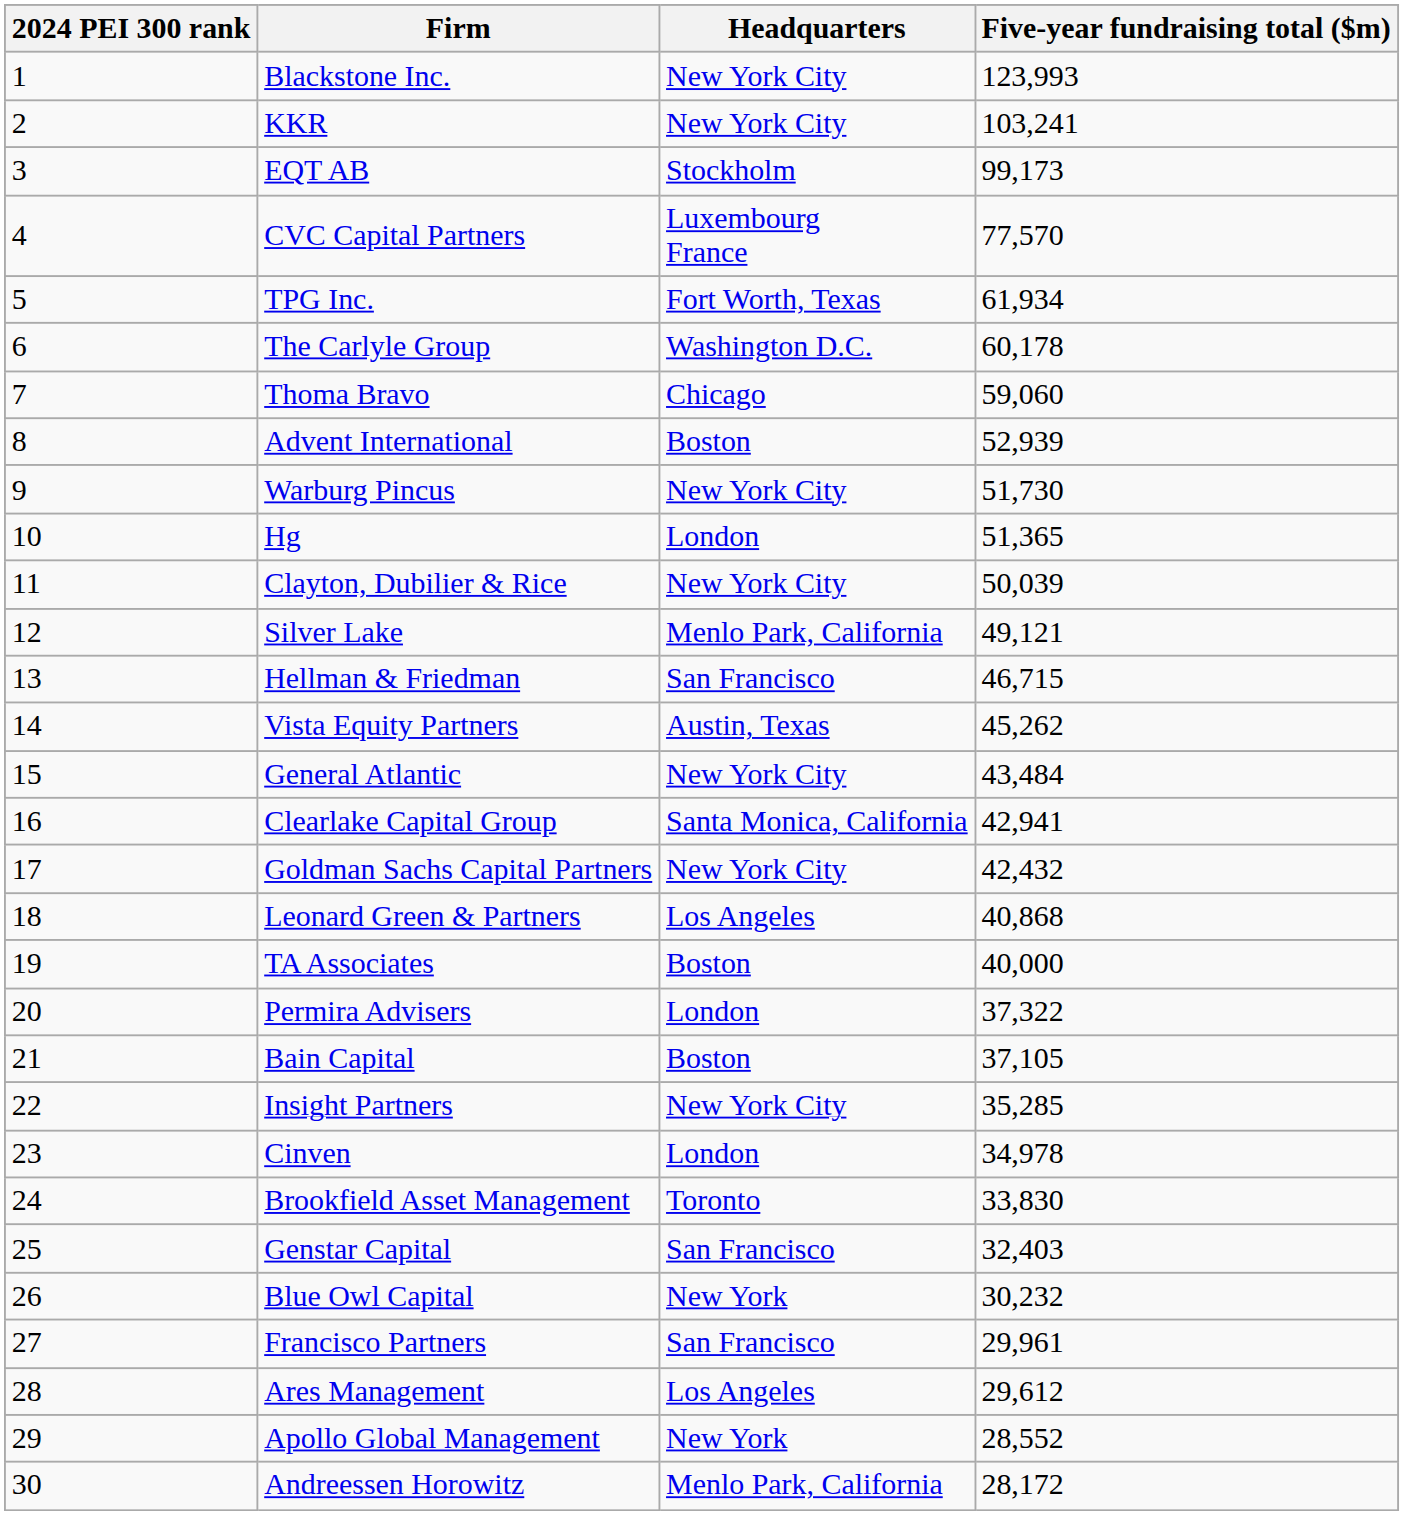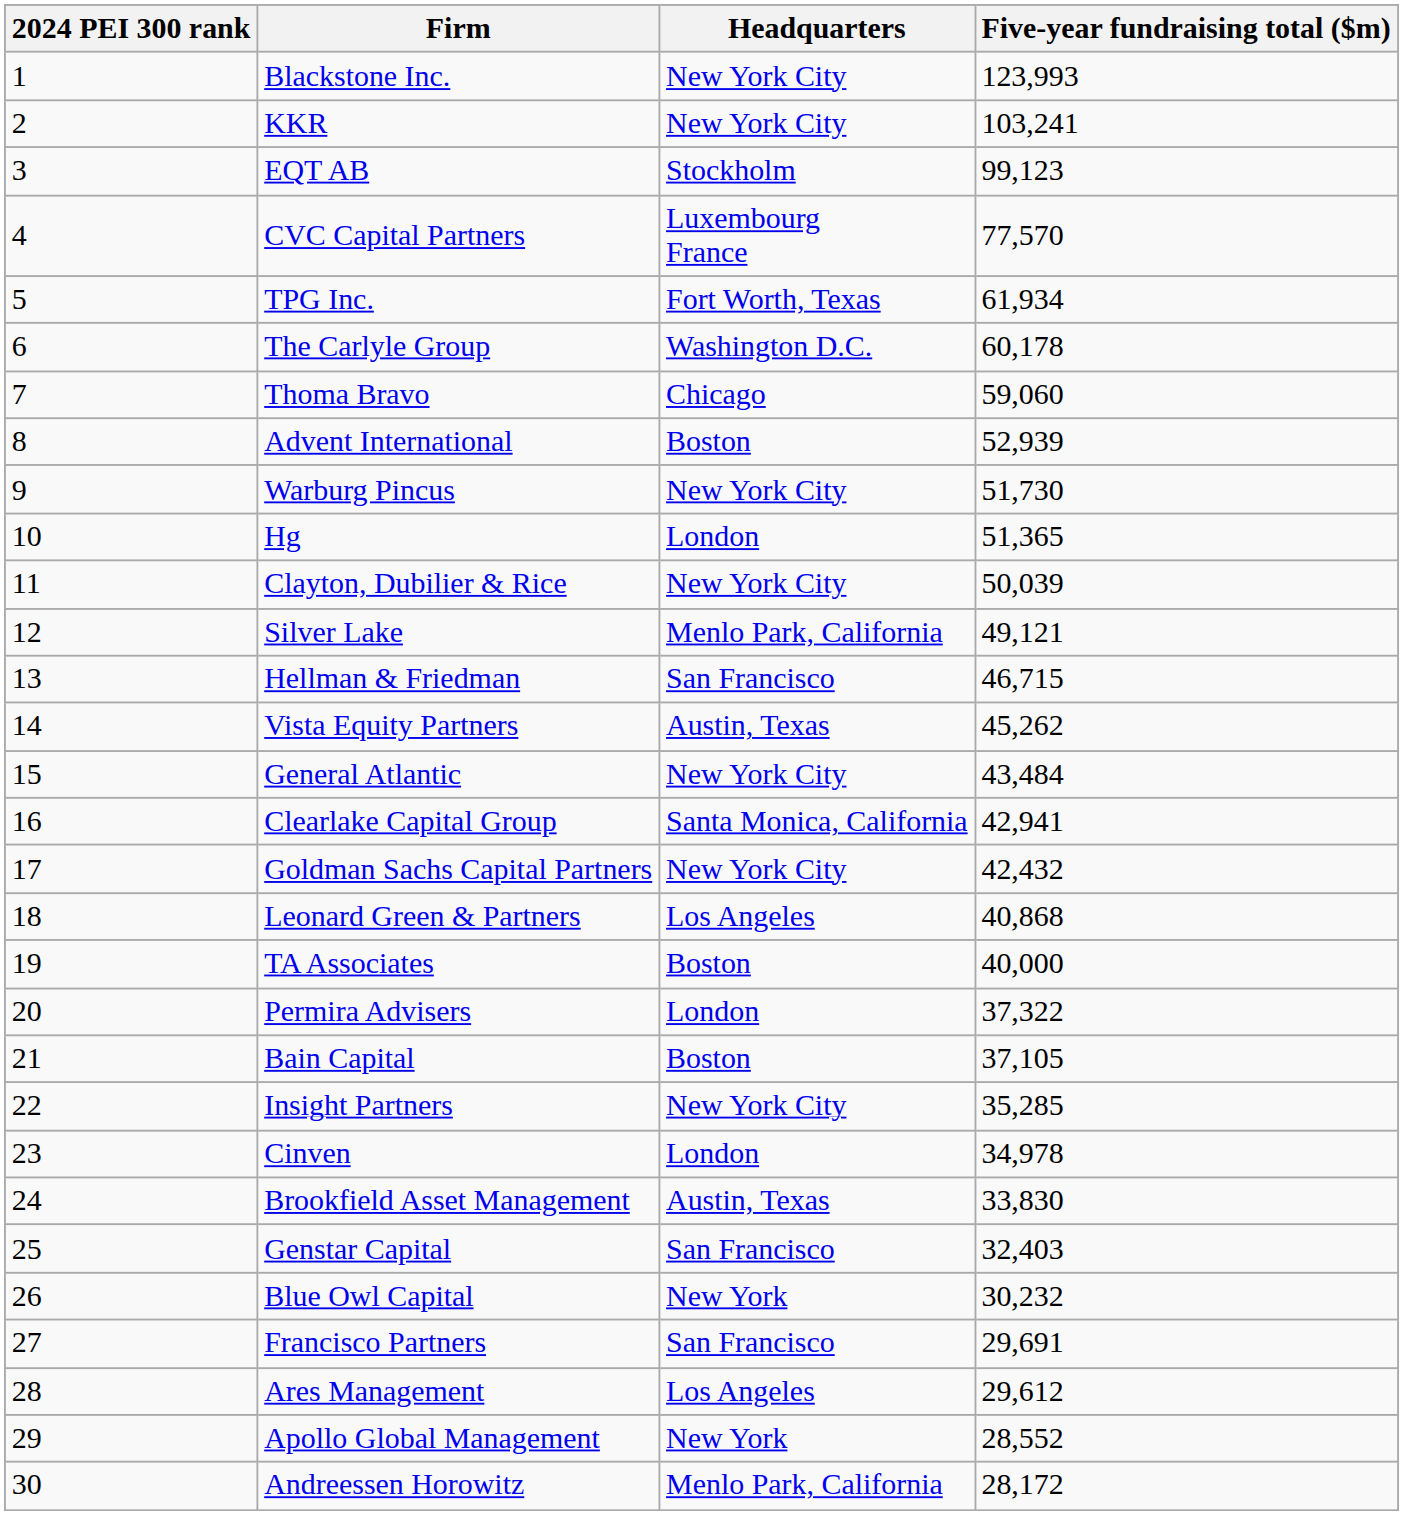(1023, 170) 99,173 -> (1023, 170) 99,123
(713, 1200) Toronto -> (748, 1200) Austin, Texas
(1023, 1343) 29,961 -> (1023, 1343) 29,691
